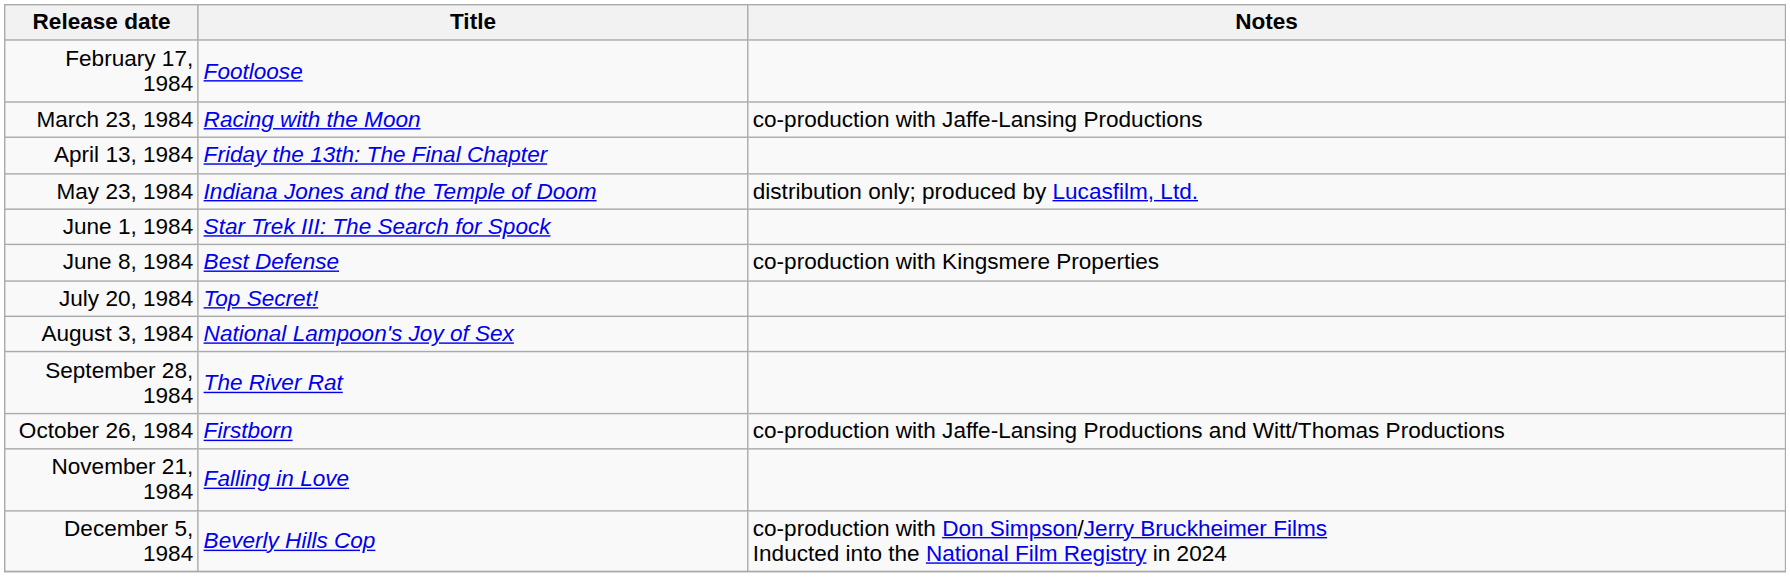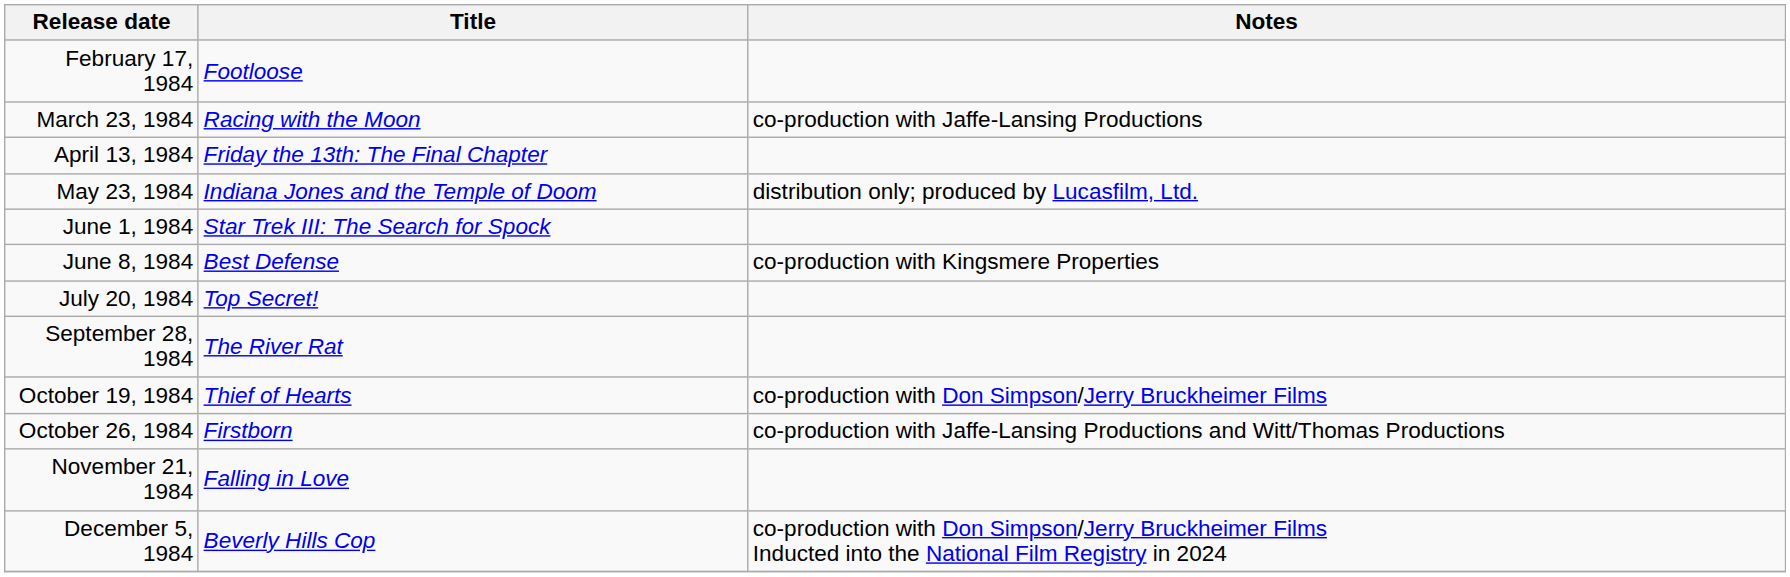- row: (117, 333)
+ row: (106, 395)
